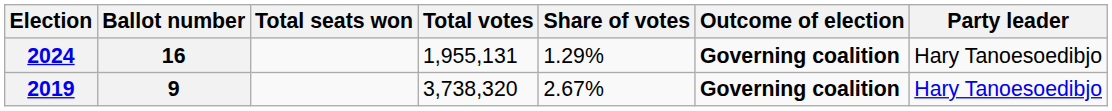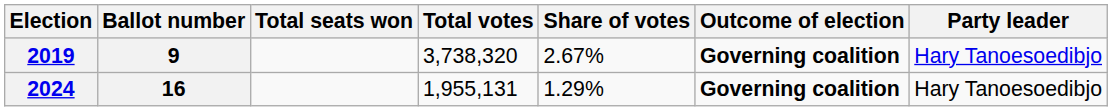rows swapped: (51, 88) <-> (51, 55)
